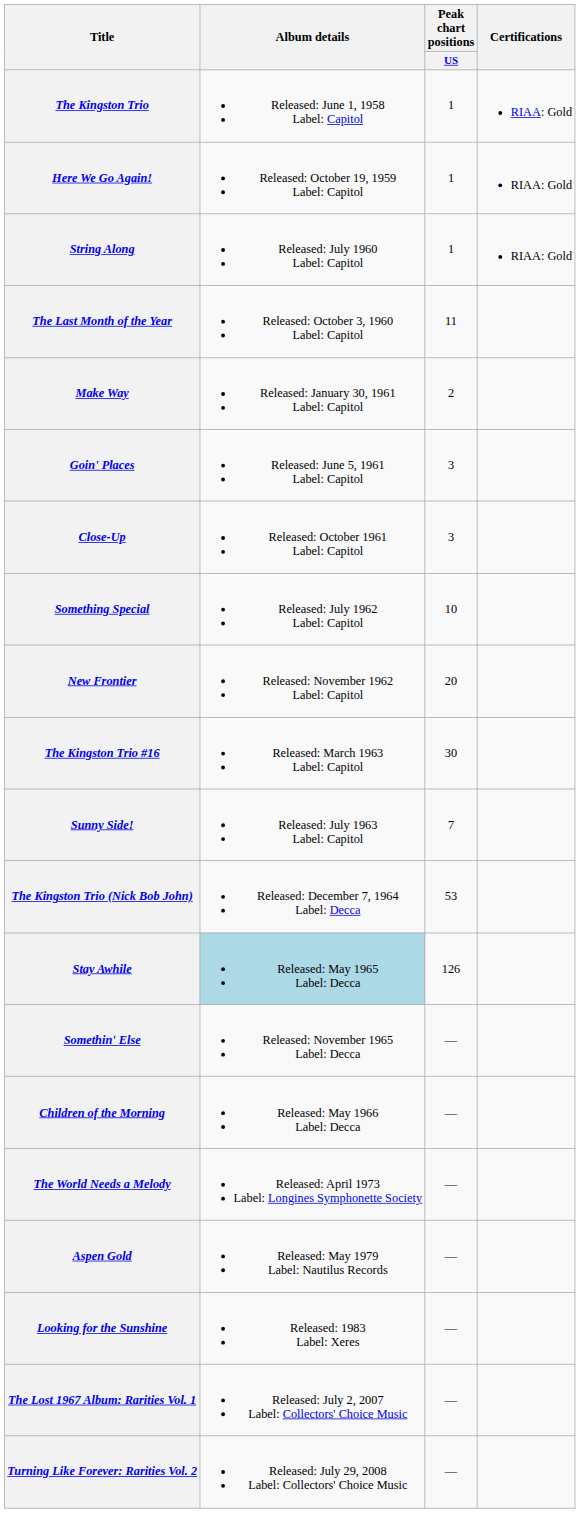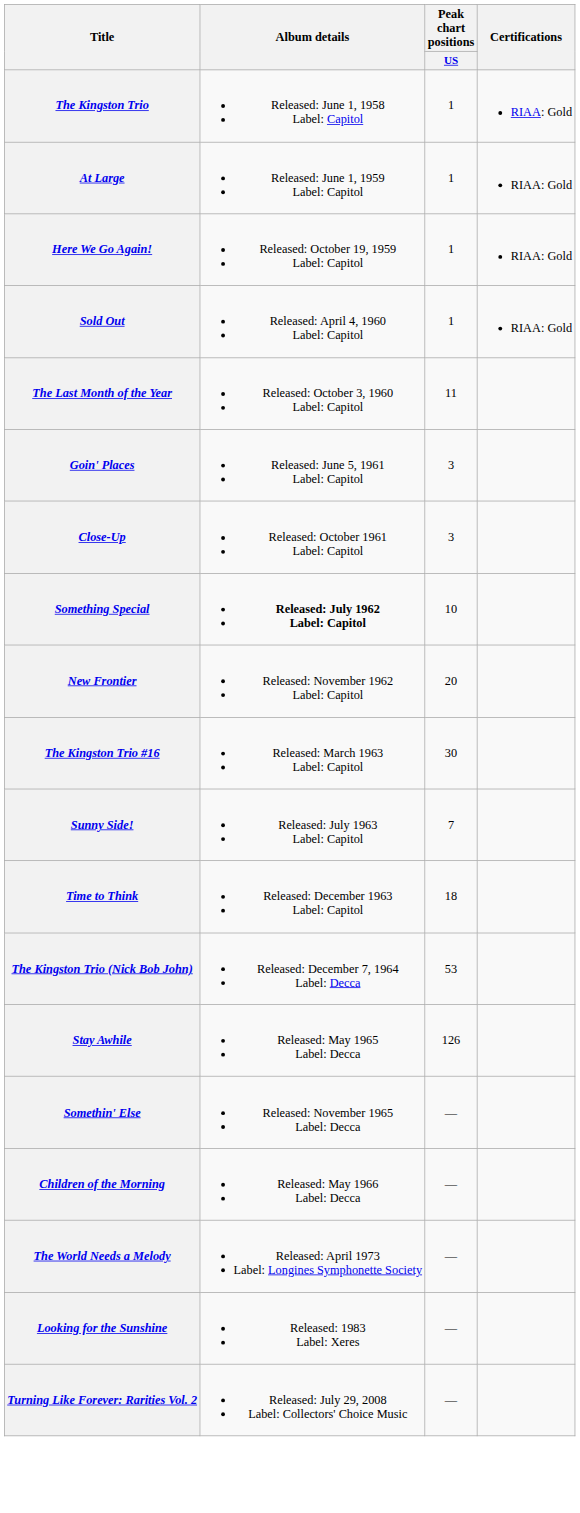+ row: (102, 177)
+ row: (102, 321)
- row: (102, 249)
- row: (102, 393)
(312, 616) normal -> (312, 616) bold
+ row: (102, 896)
(312, 976) lightblue background -> (312, 1047) no background
- row: (102, 1256)
- row: (102, 1400)
